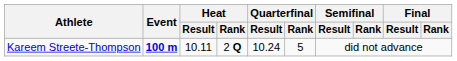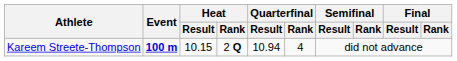(198, 48) 10.11 -> (198, 48) 10.15
(266, 48) 10.24 -> (266, 48) 10.94
(300, 48) 5 -> (300, 48) 4
